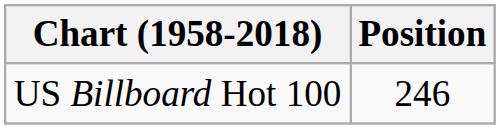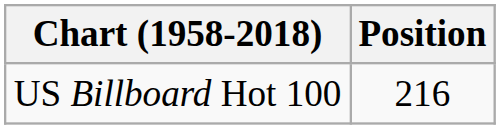(422, 92) 246 -> (422, 92) 216
